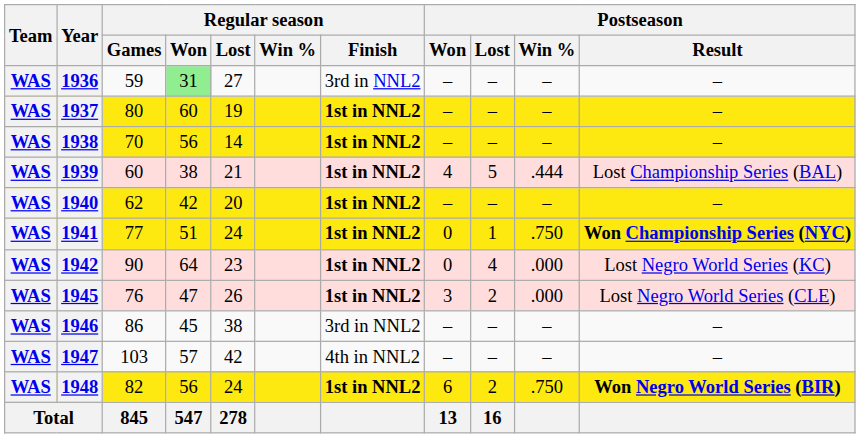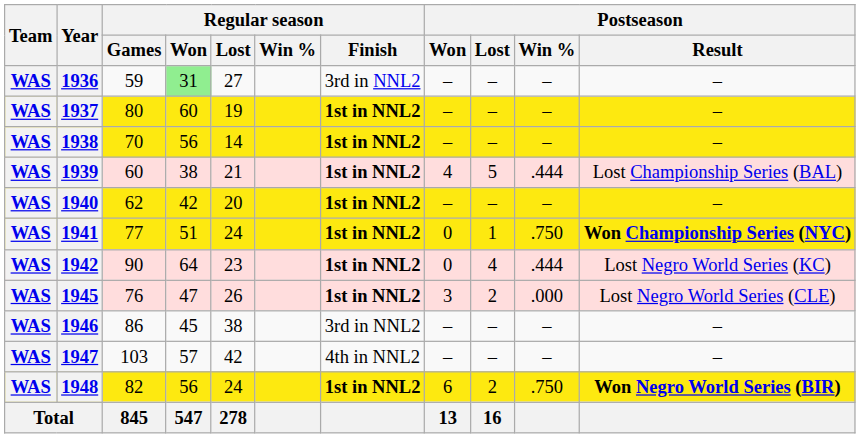(547, 264) .000 -> (547, 264) .444
